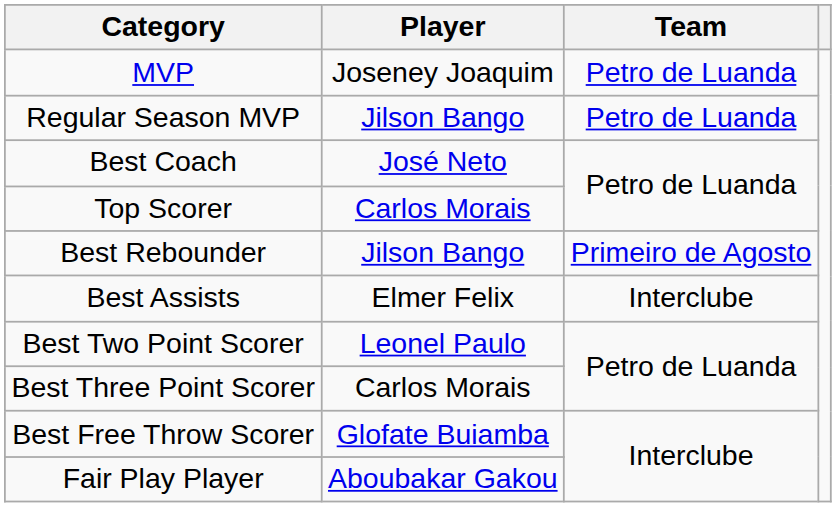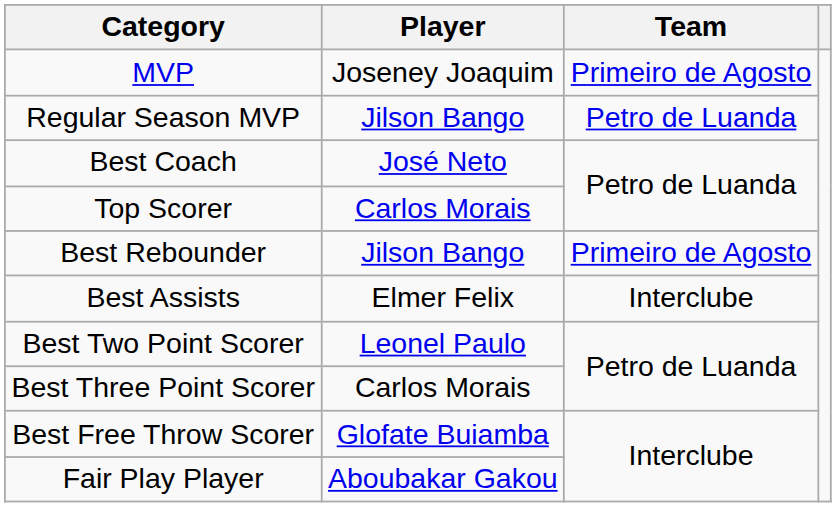(691, 72) Petro de Luanda -> (691, 72) Primeiro de Agosto
